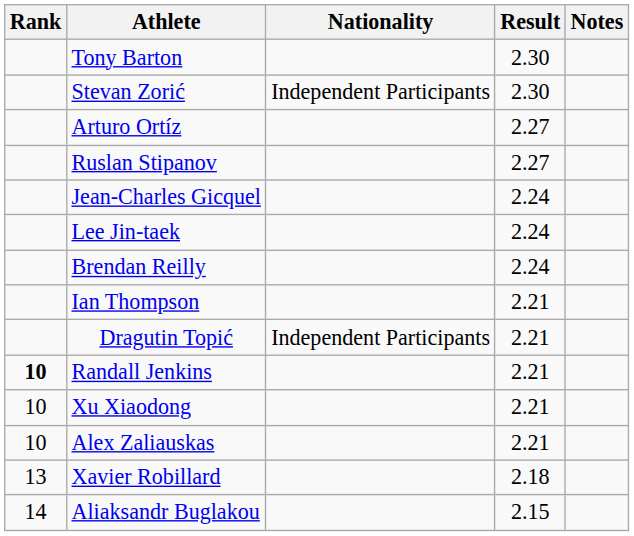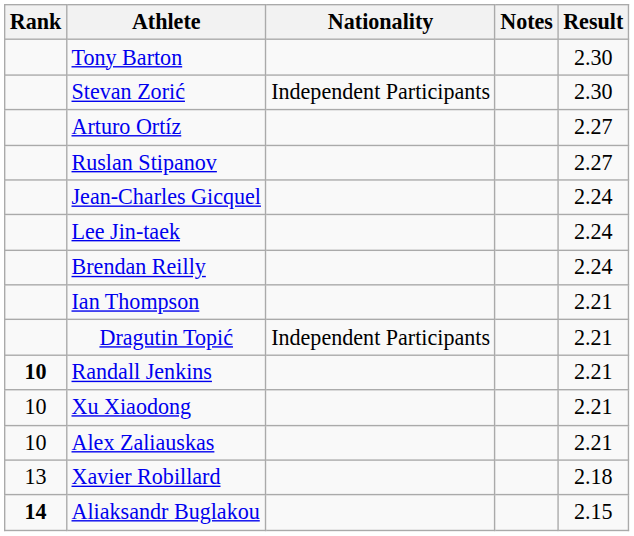columns swapped: (530, 22) <-> (597, 22)
(36, 512) normal -> (36, 512) bold
